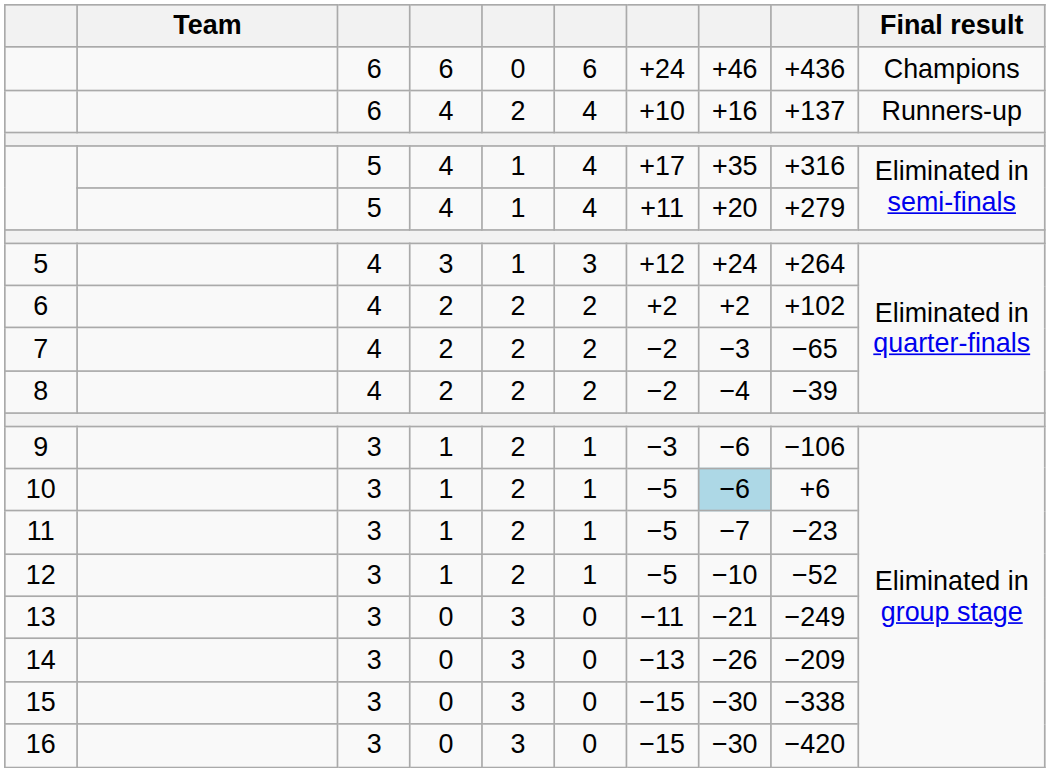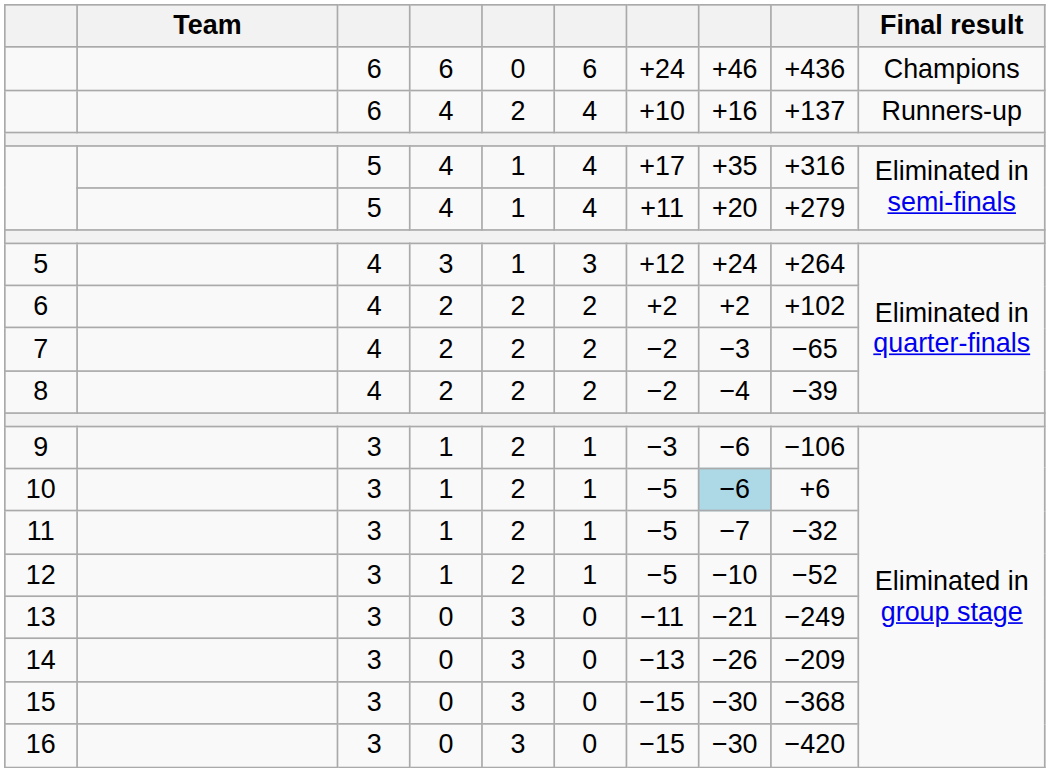(815, 531) −23 -> (815, 531) −32
(815, 702) −338 -> (815, 702) −368
